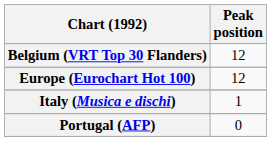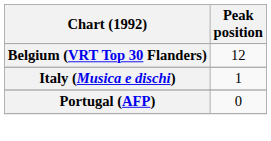- row: (107, 78)
